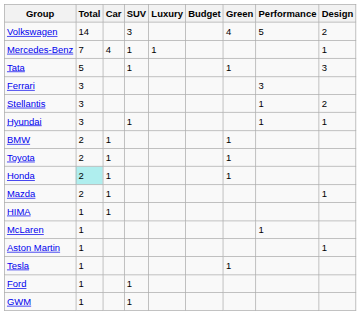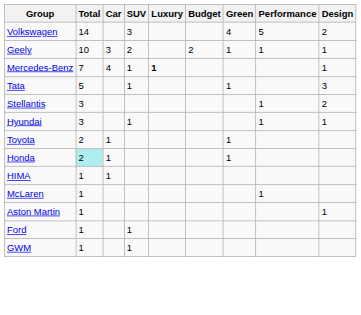+ row: (19, 50)
(154, 50) normal -> (154, 67) bold
- row: (21, 86)
- row: (19, 140)
- row: (21, 194)
- row: (18, 266)
